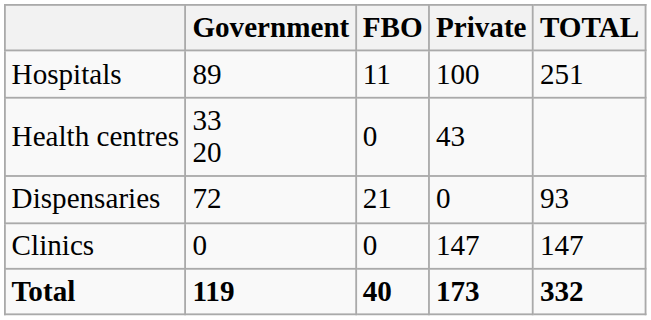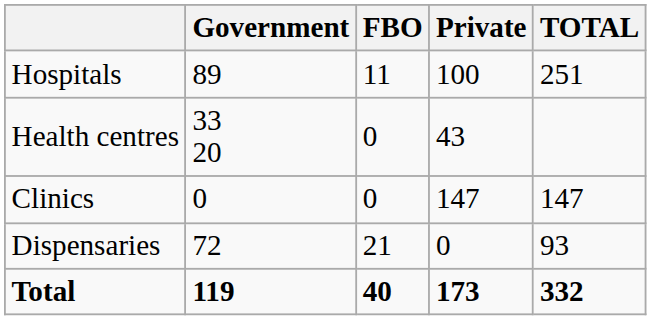rows swapped: (86, 198) <-> (53, 245)
